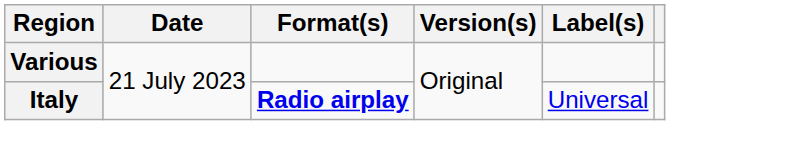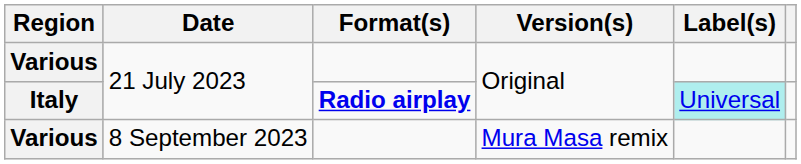(598, 100) no background -> (730, 100) paleturquoise background
+ row: (54, 138)
